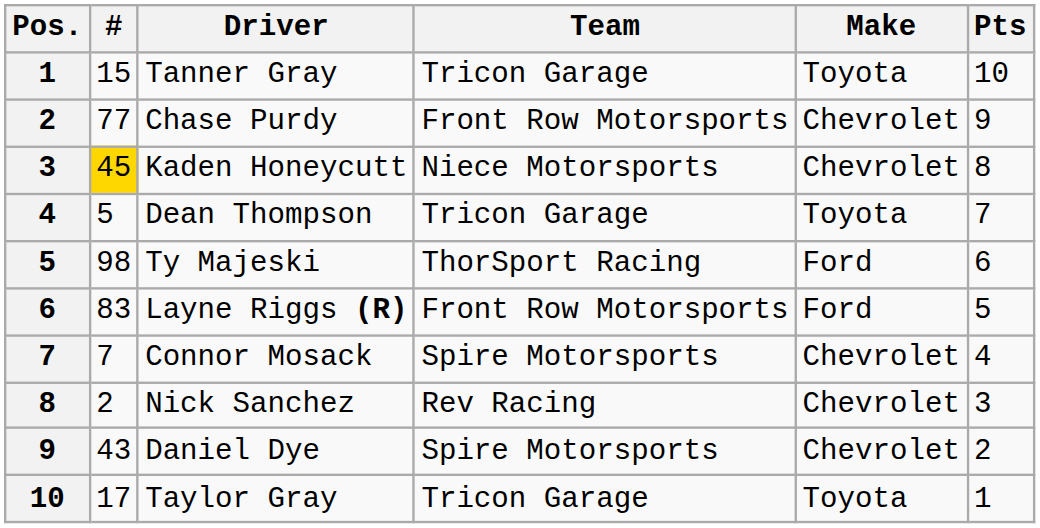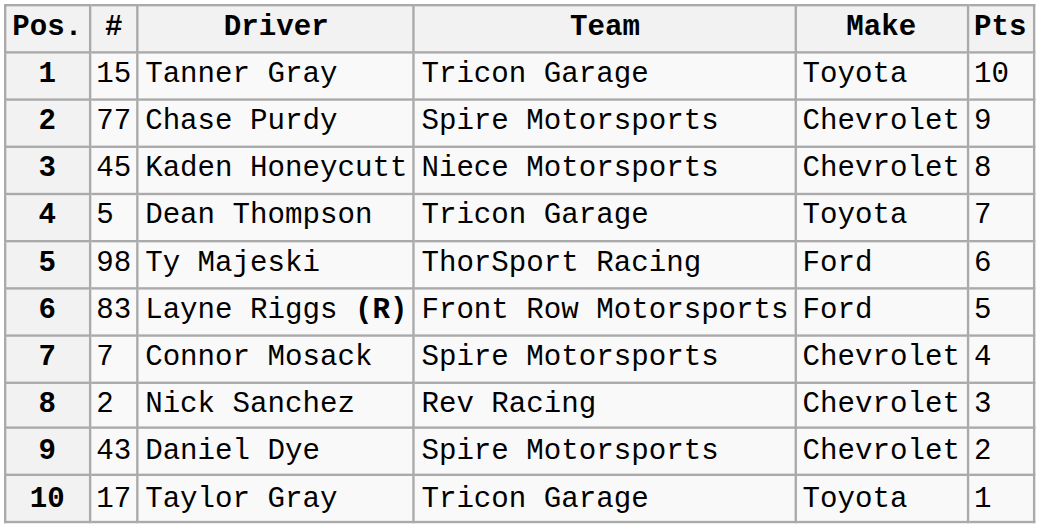(605, 123) Front Row Motorsports -> (570, 123) Spire Motorsports
(114, 170) gold background -> (114, 170) no background
